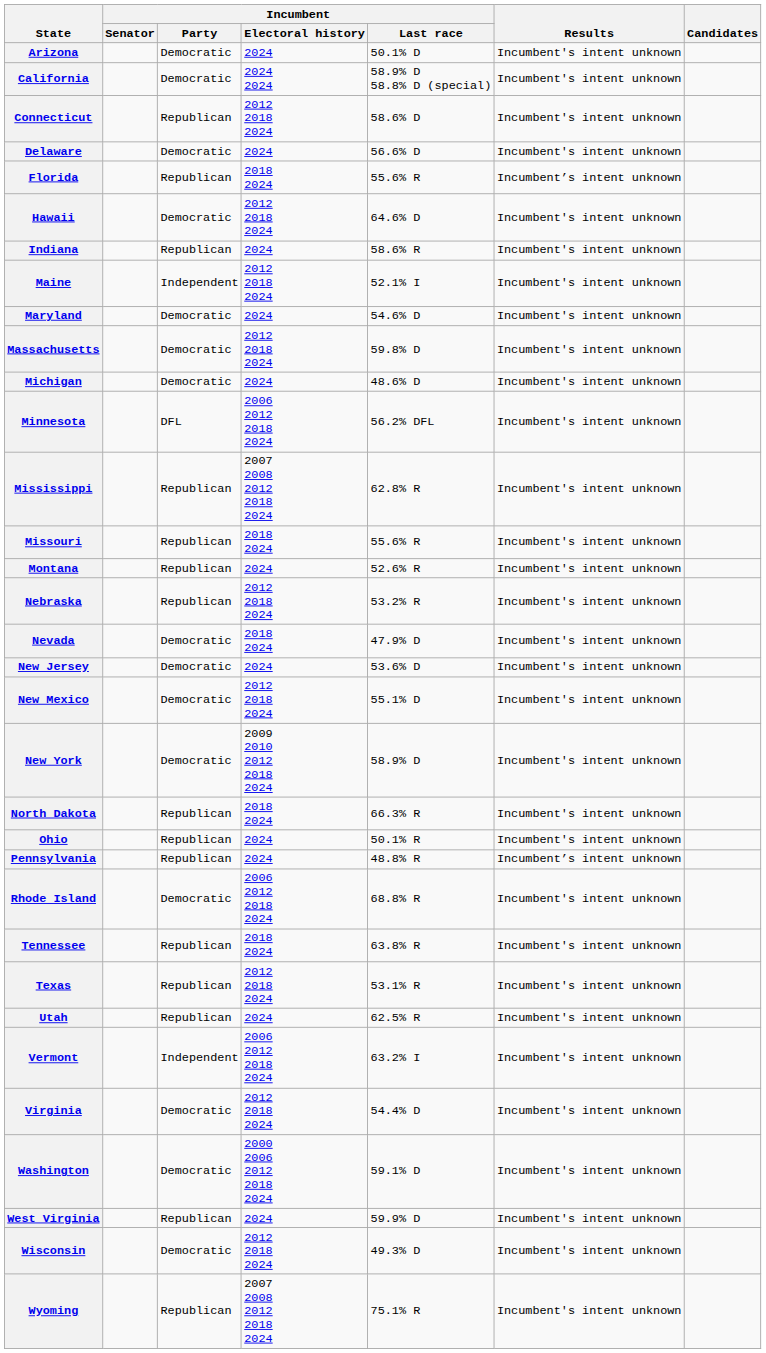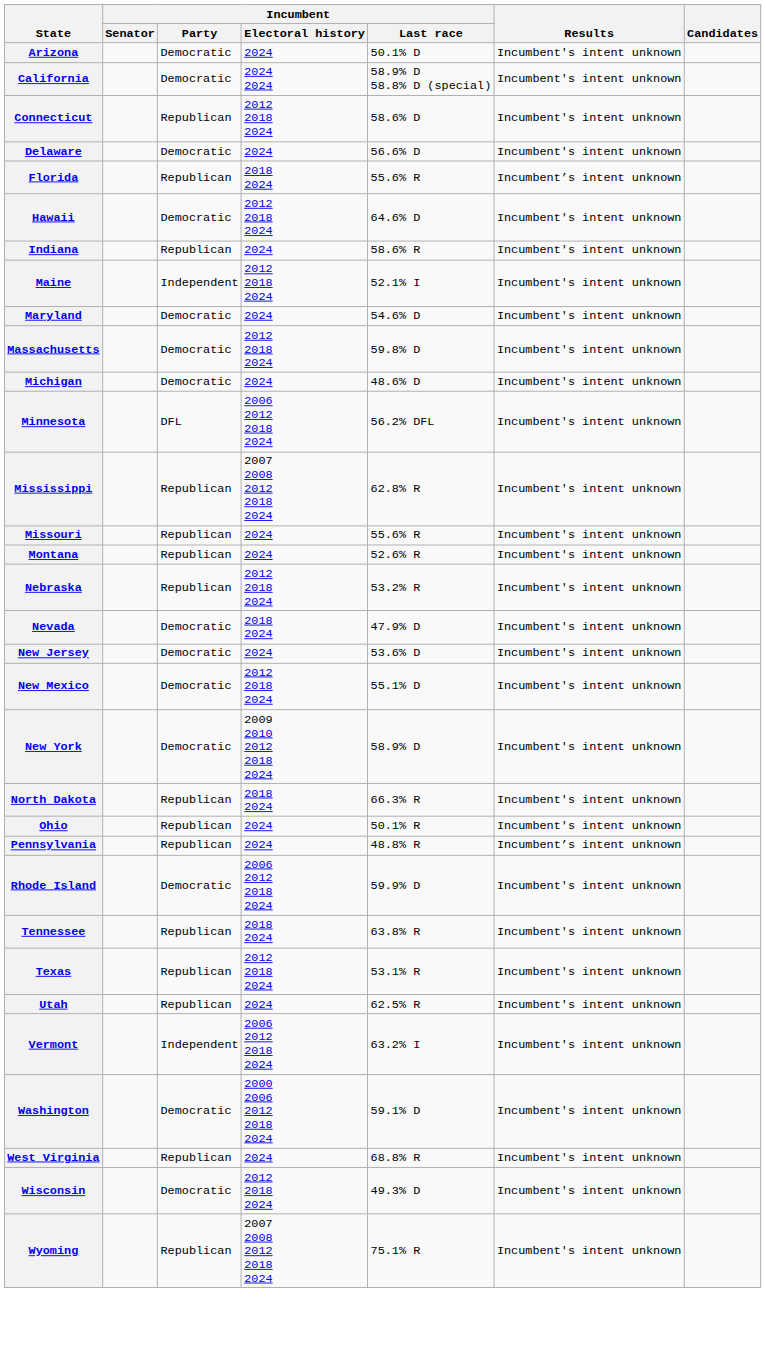(258, 542) 2018 2024 -> (258, 535) 2024
(395, 899) 68.8% R -> (395, 885) 59.9% D
- row: (53, 1111)
(395, 1218) 59.9% D -> (395, 1158) 68.8% R
